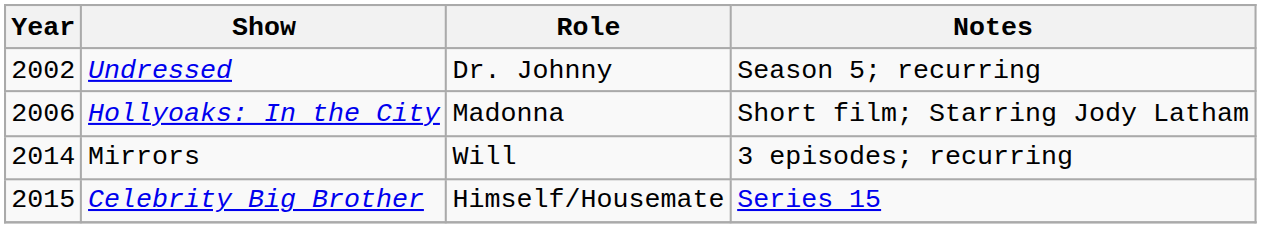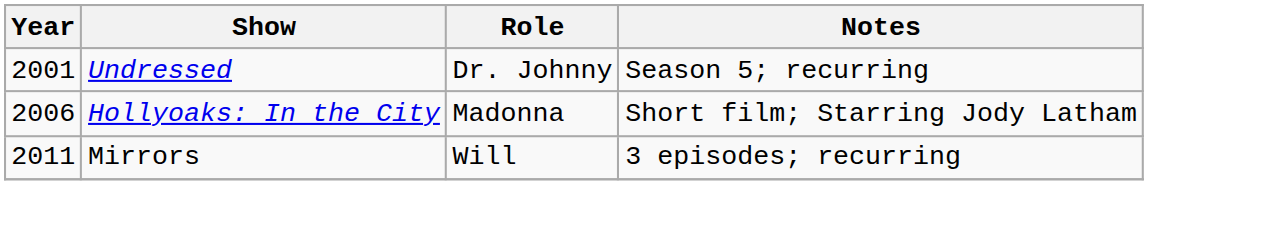(43, 70) 2002 -> (43, 70) 2001
(43, 157) 2014 -> (43, 157) 2011
- row: (256, 200)
